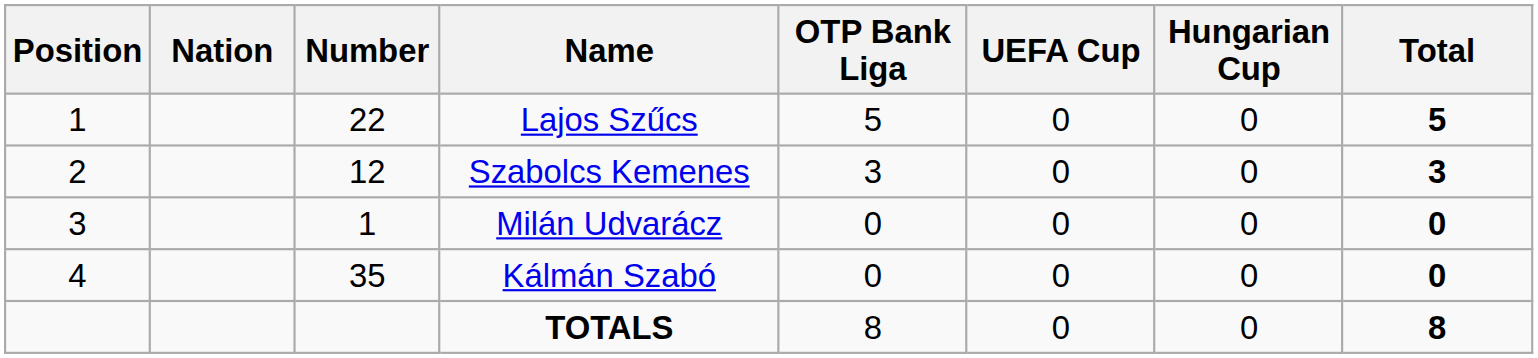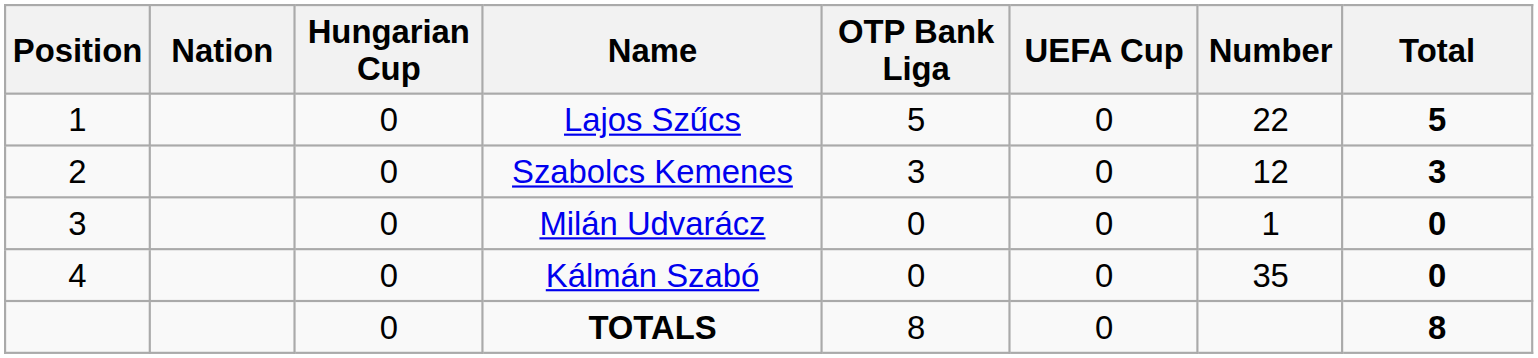columns swapped: (367, 50) <-> (1249, 50)
